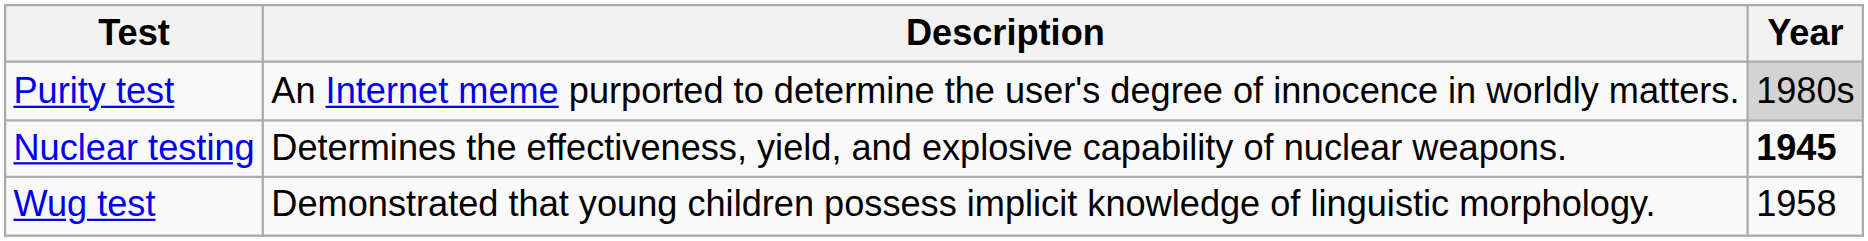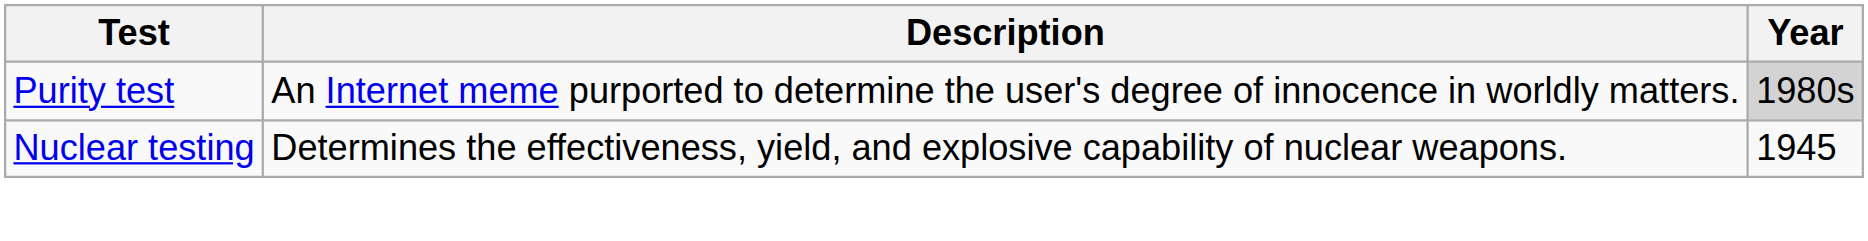(1796, 147) bold -> (1796, 147) normal
- row: (84, 205)
